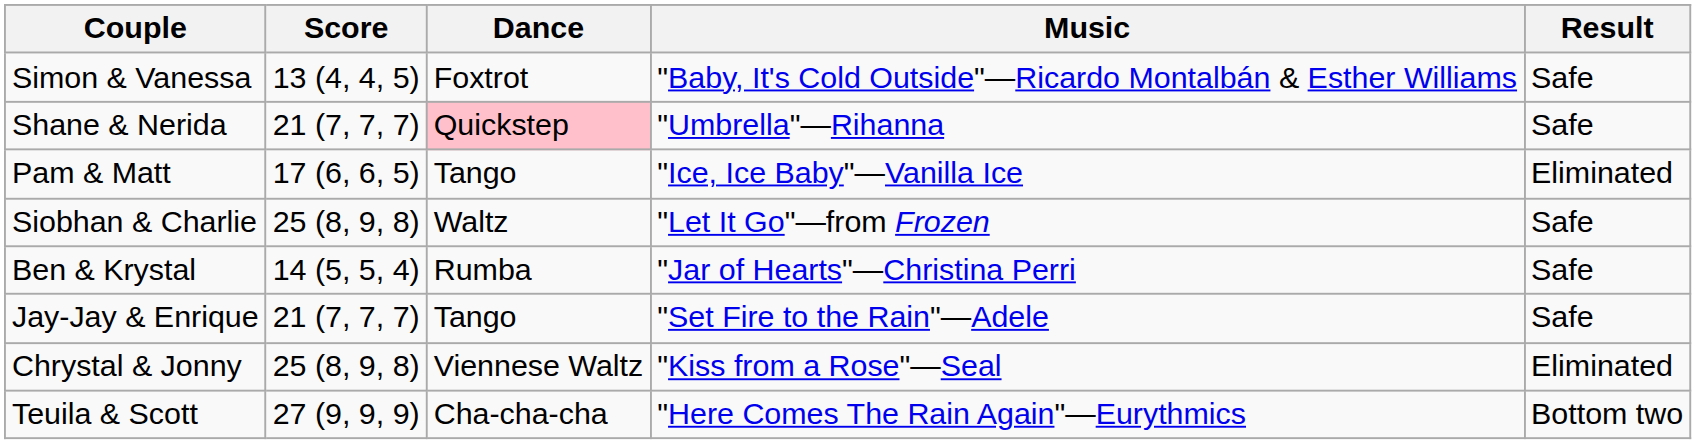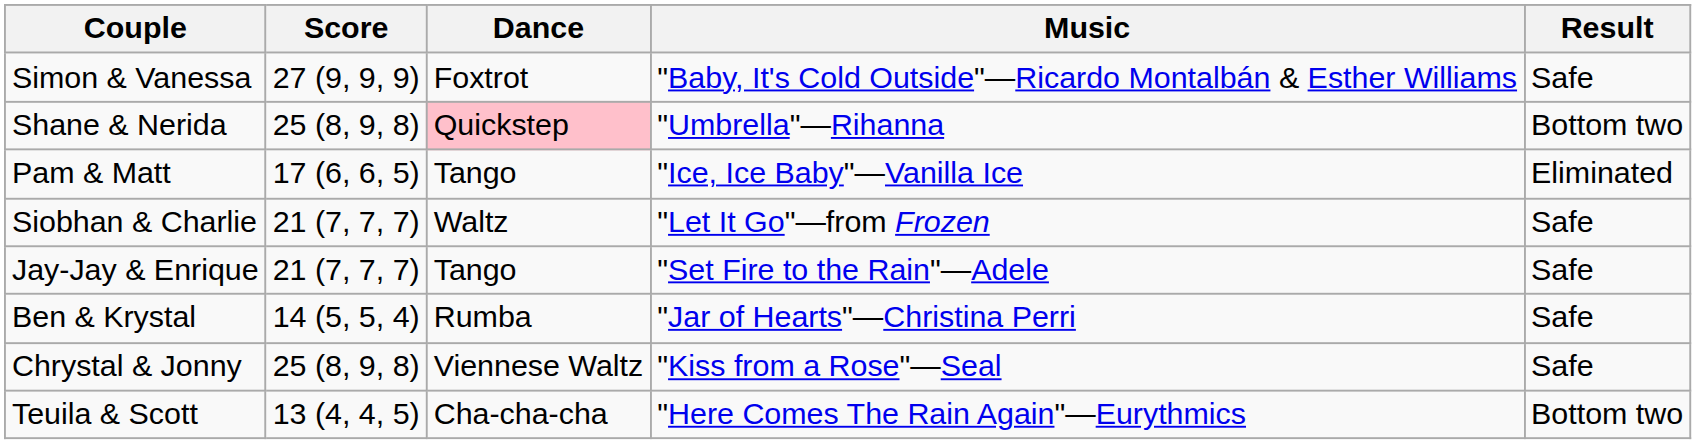(346, 76) 13 (4, 4, 5) -> (346, 76) 27 (9, 9, 9)
(346, 125) 21 (7, 7, 7) -> (346, 125) 25 (8, 9, 8)
(1562, 125) Safe -> (1607, 125) Bottom two
(346, 221) 25 (8, 9, 8) -> (346, 221) 21 (7, 7, 7)
rows swapped: (104, 269) <-> (135, 317)
(1602, 366) Eliminated -> (1562, 366) Safe
(346, 414) 27 (9, 9, 9) -> (346, 414) 13 (4, 4, 5)
